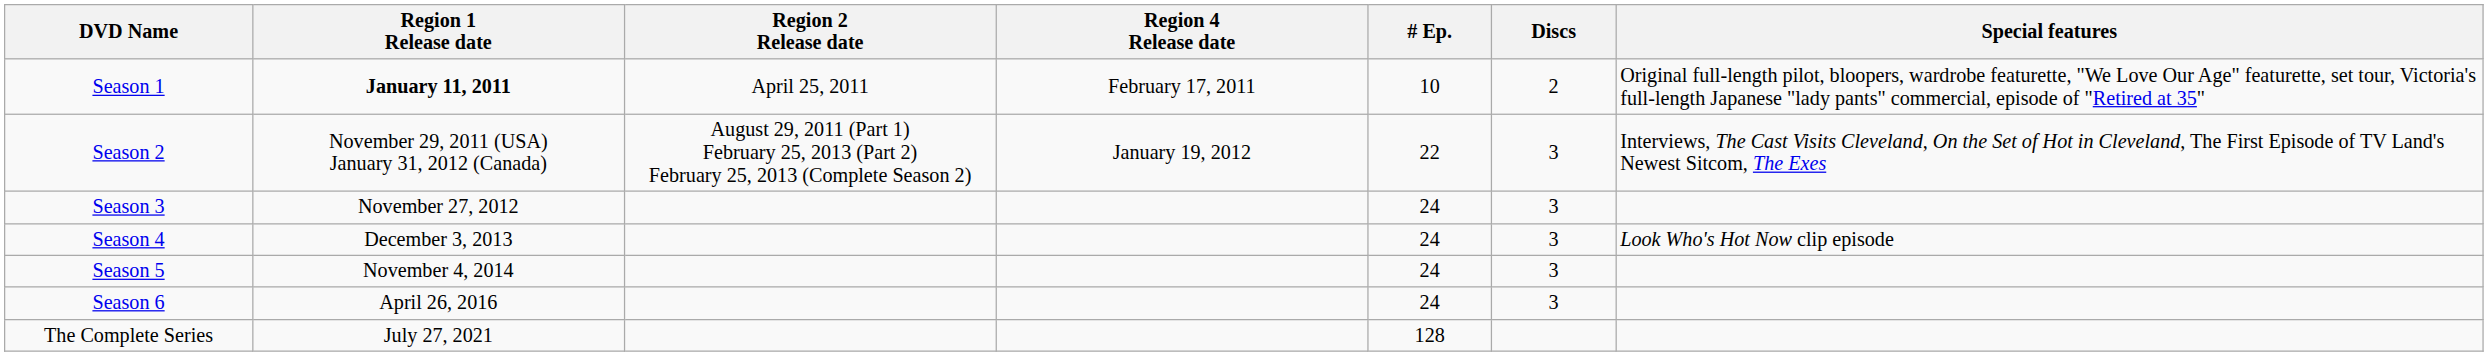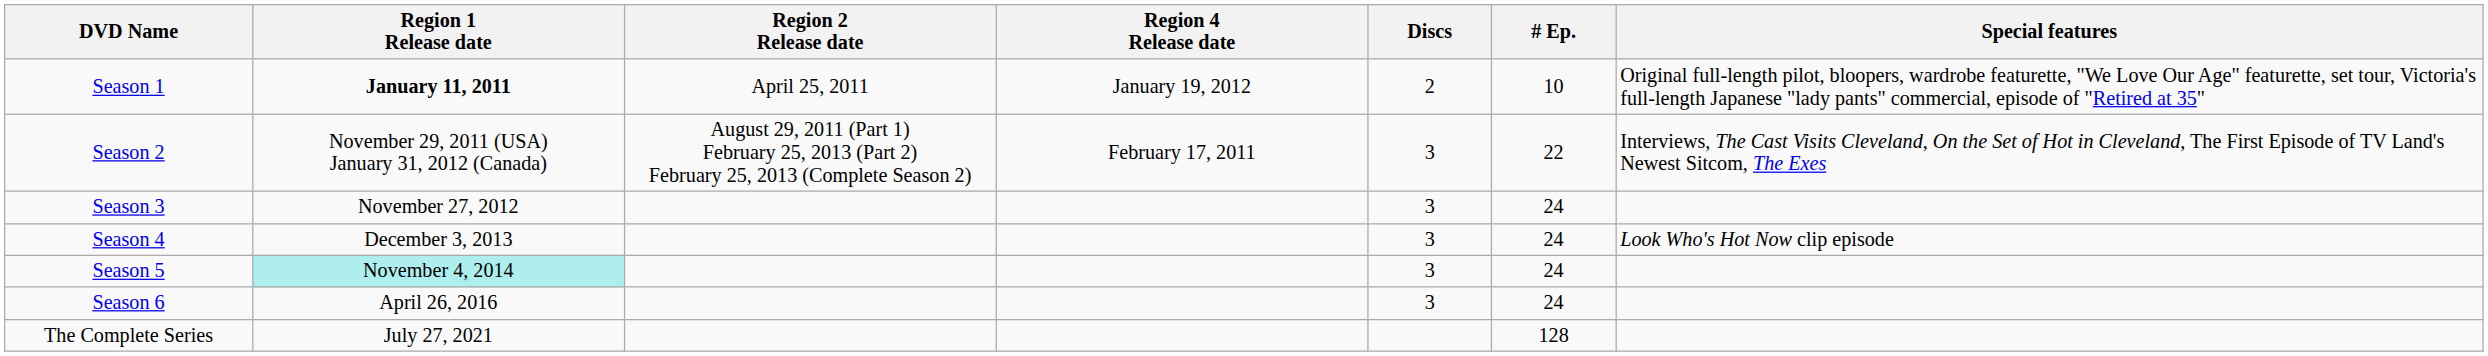columns swapped: (1430, 31) <-> (1554, 31)
(1182, 86) February 17, 2011 -> (1182, 86) January 19, 2012
(1182, 152) January 19, 2012 -> (1182, 152) February 17, 2011
(438, 271) no background -> (438, 271) paleturquoise background
